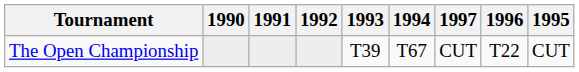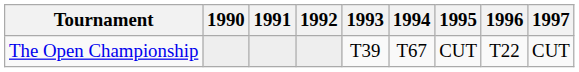columns swapped: (551, 20) <-> (458, 20)
